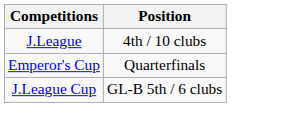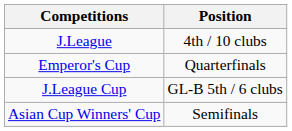+ row: (84, 114)
